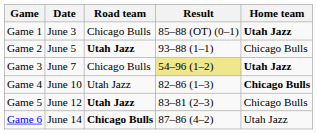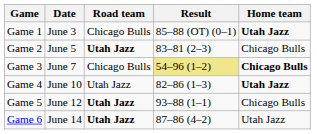(186, 48) 93–88 (1–1) -> (183, 48) 83–81 (2–3)
(268, 66) Utah Jazz -> (274, 66) Chicago Bulls
(277, 84) Chicago Bulls -> (265, 84) Utah Jazz
(186, 102) 83–81 (2–3) -> (183, 102) 93–88 (1–1)
(120, 119) Chicago Bulls -> (111, 119) Utah Jazz
